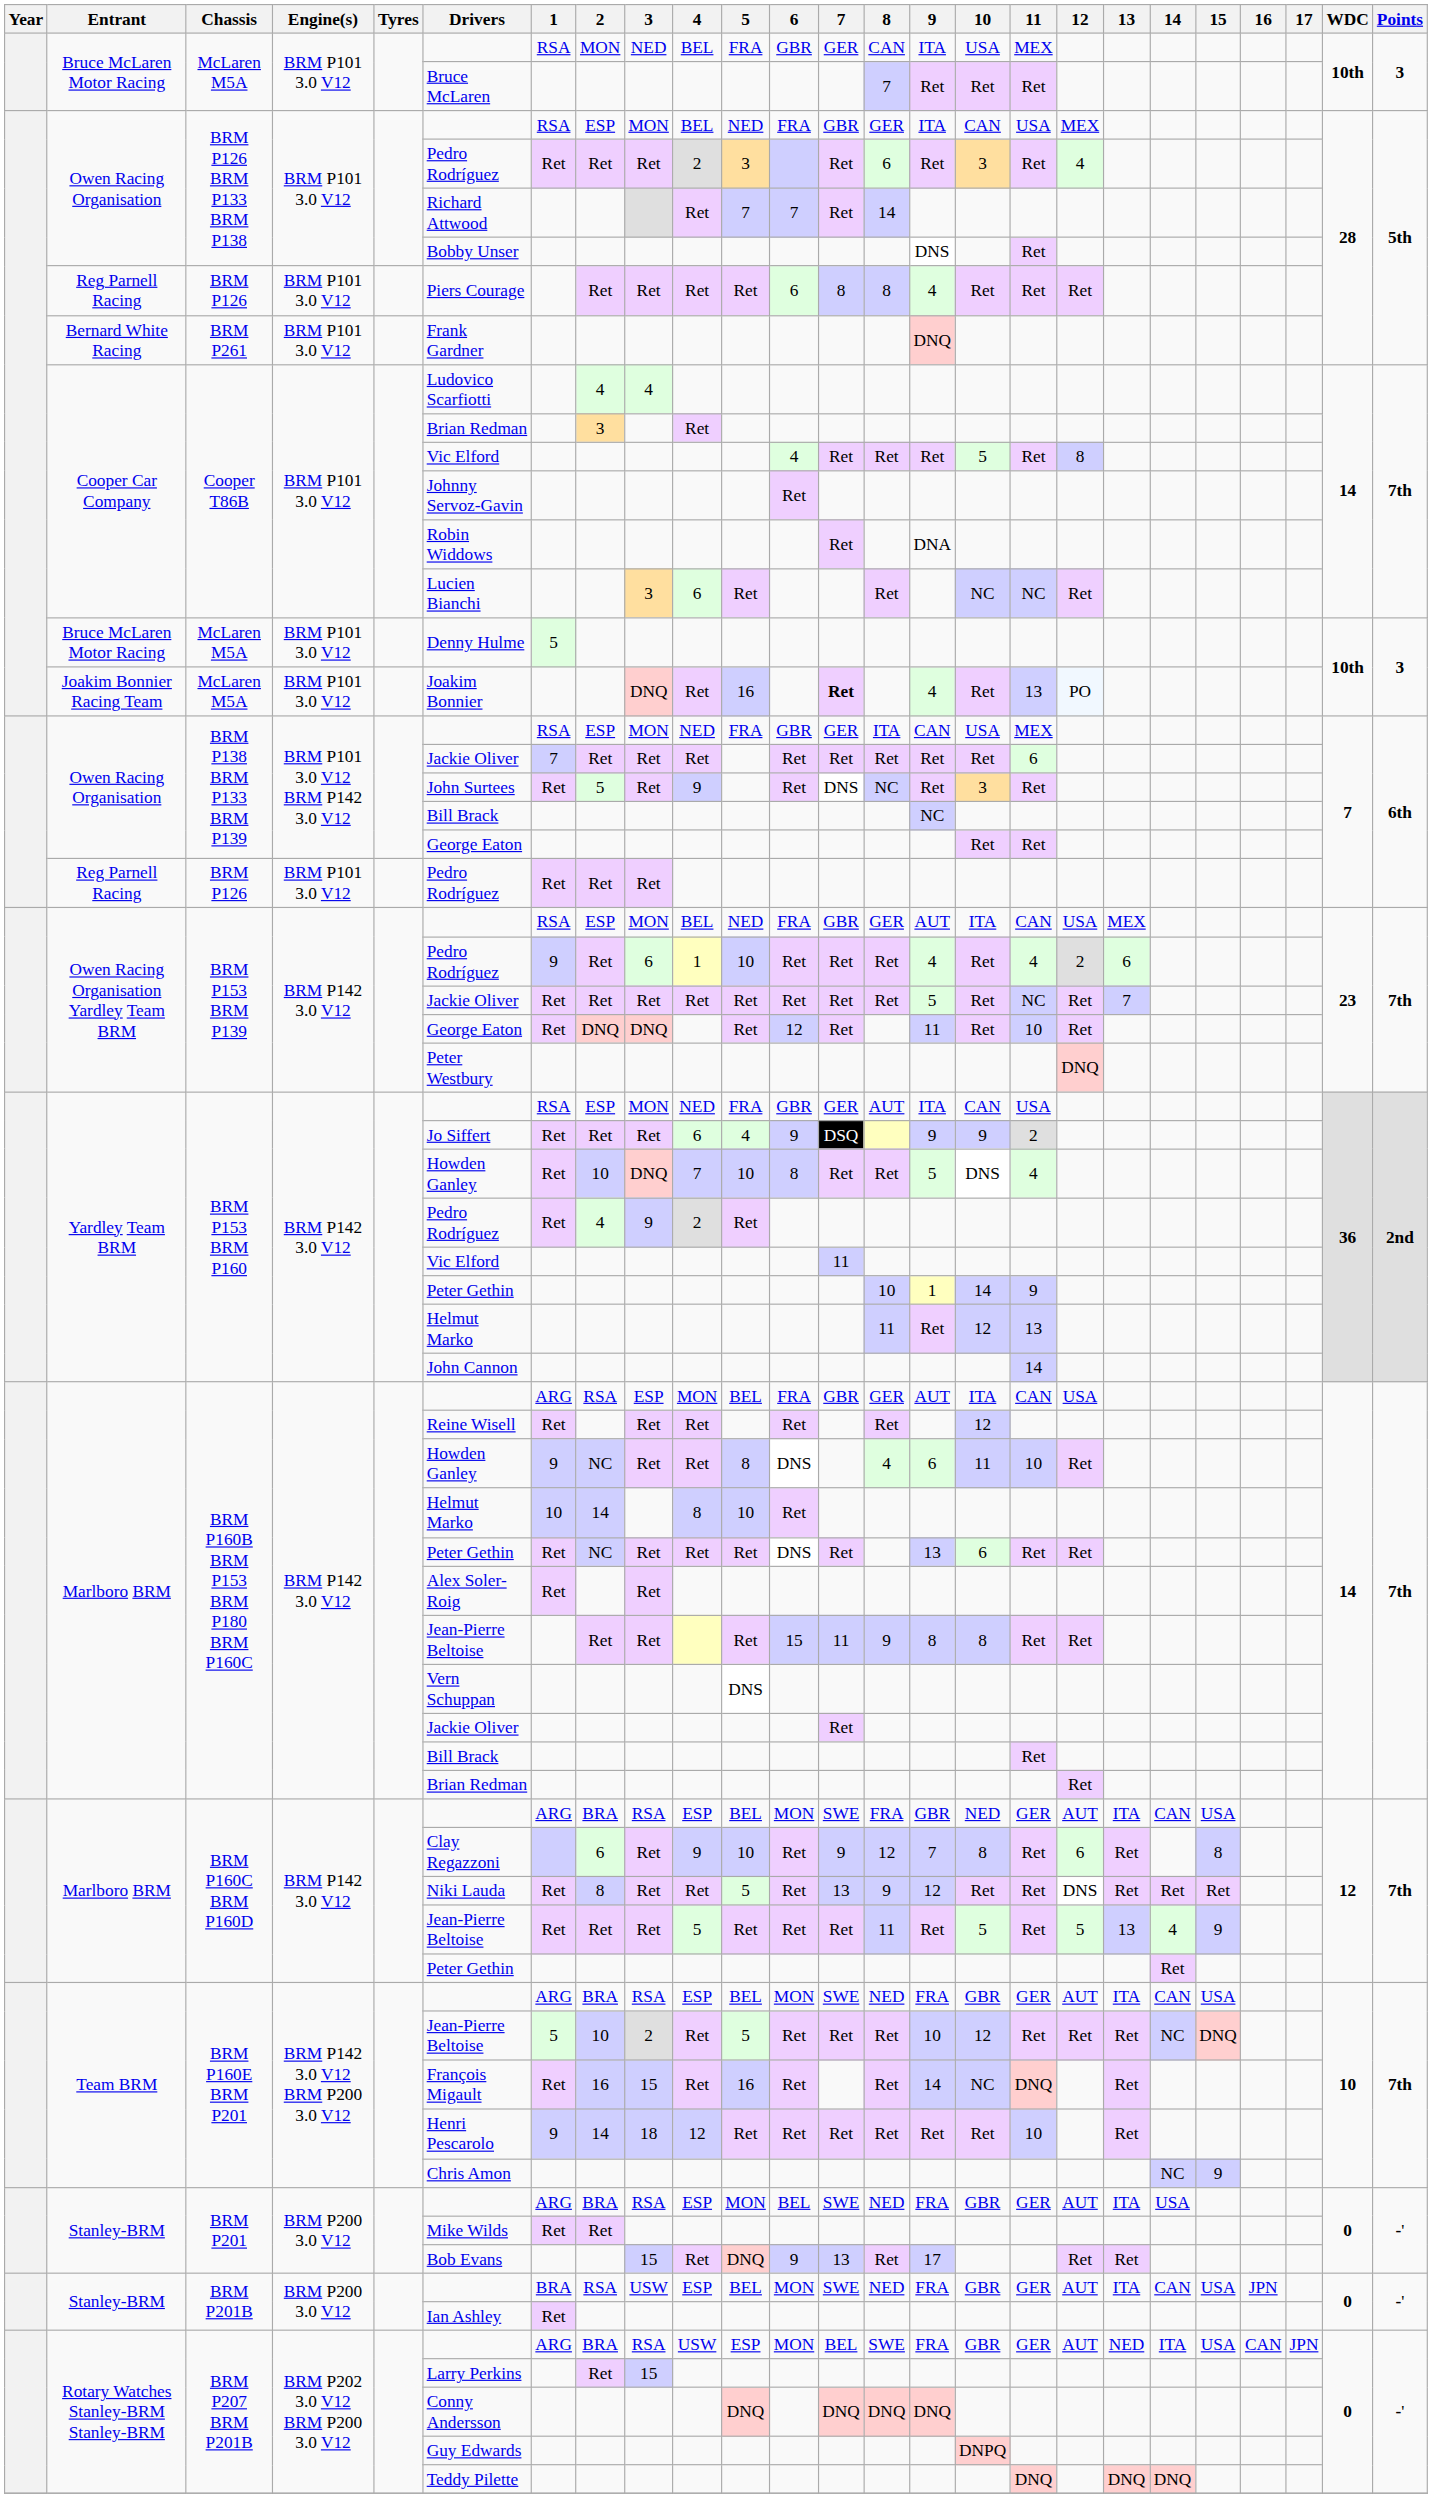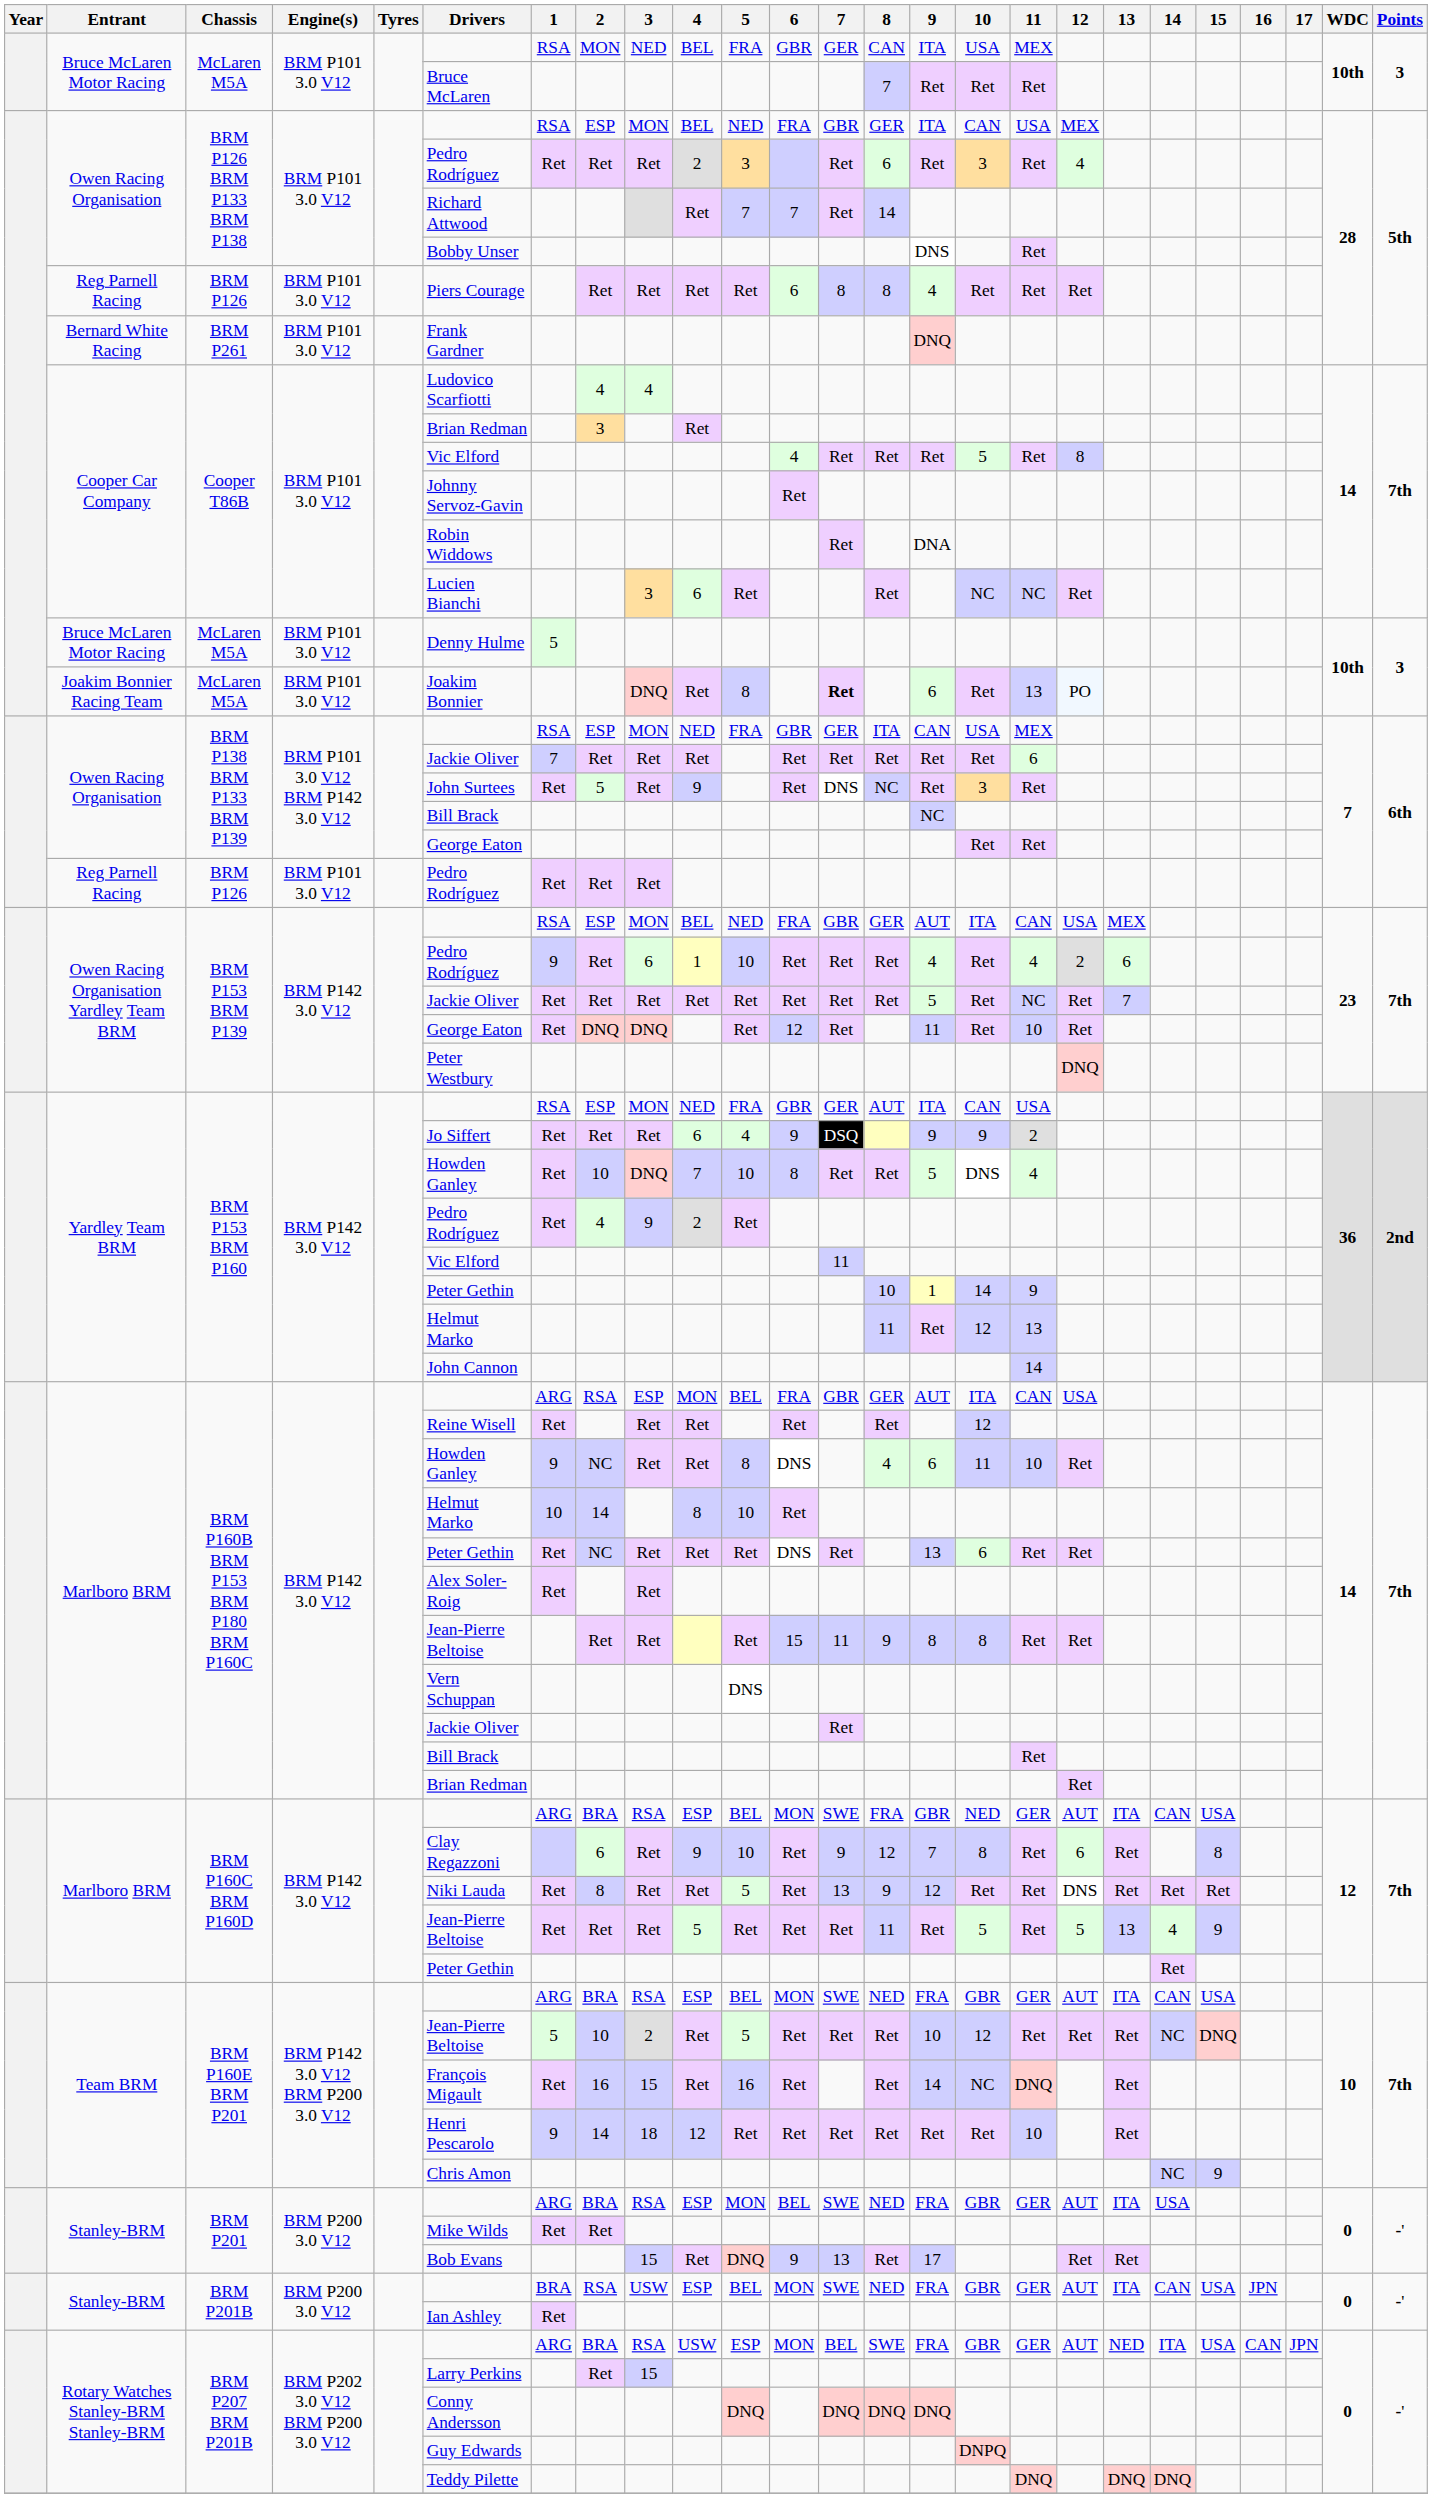(746, 691) 16 -> (746, 691) 8
(932, 691) 4 -> (932, 691) 6
